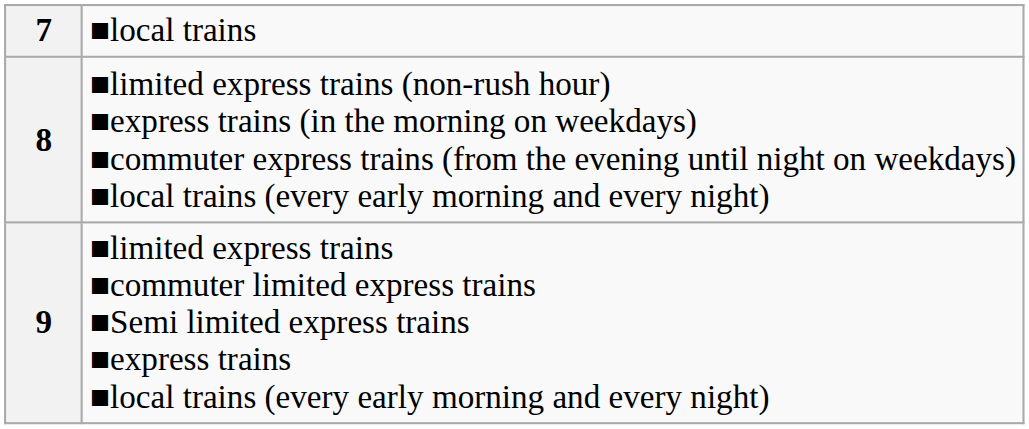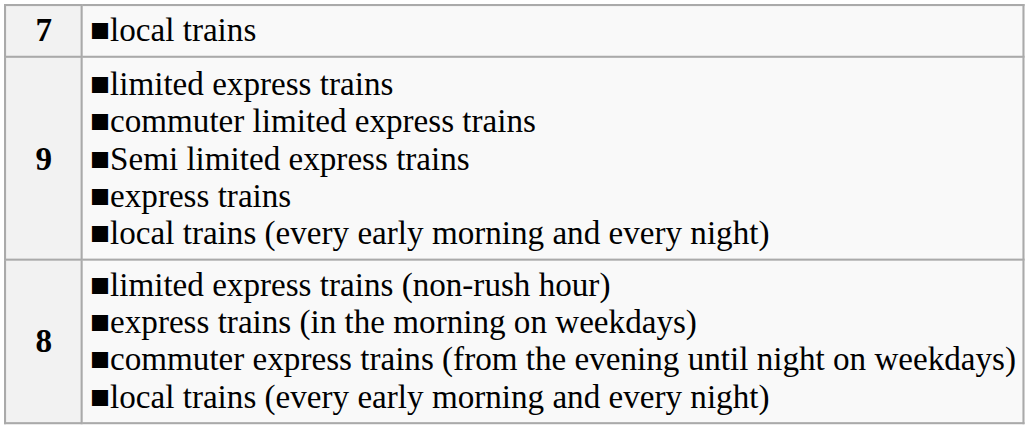rows swapped: (44, 139) <-> (44, 322)
